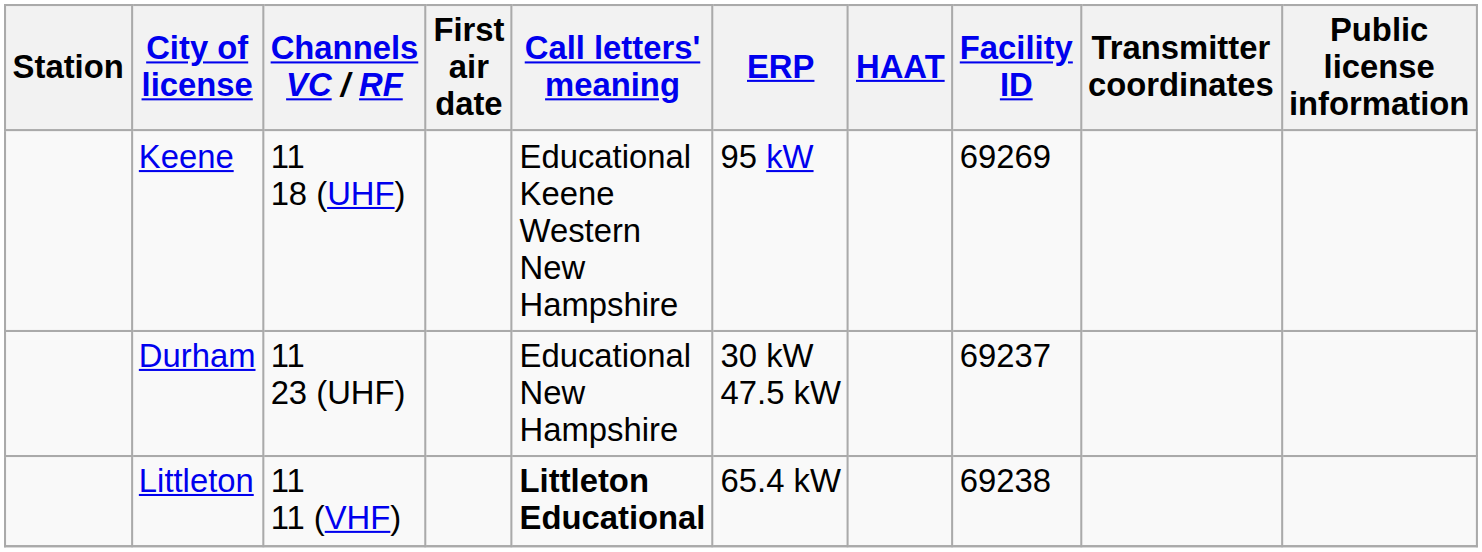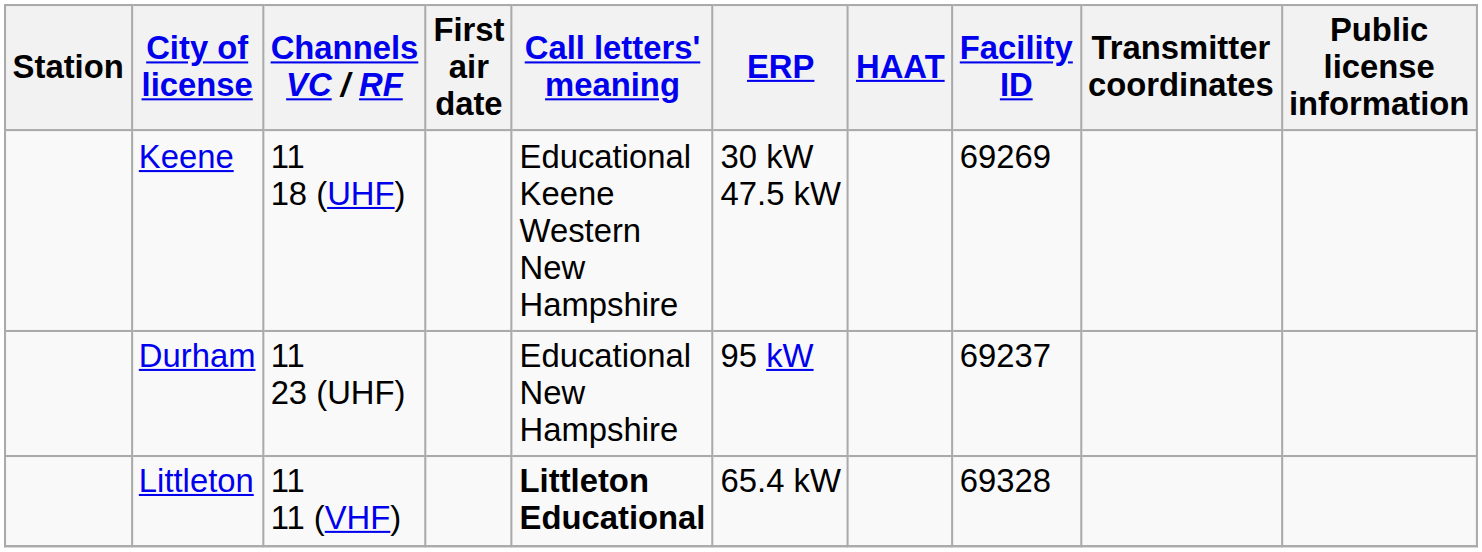(767, 156) 95 kW -> (781, 174) 30 kW 47.5 kW
(781, 374) 30 kW 47.5 kW -> (767, 355) 95 kW
(1005, 481) 69238 -> (1005, 481) 69328
